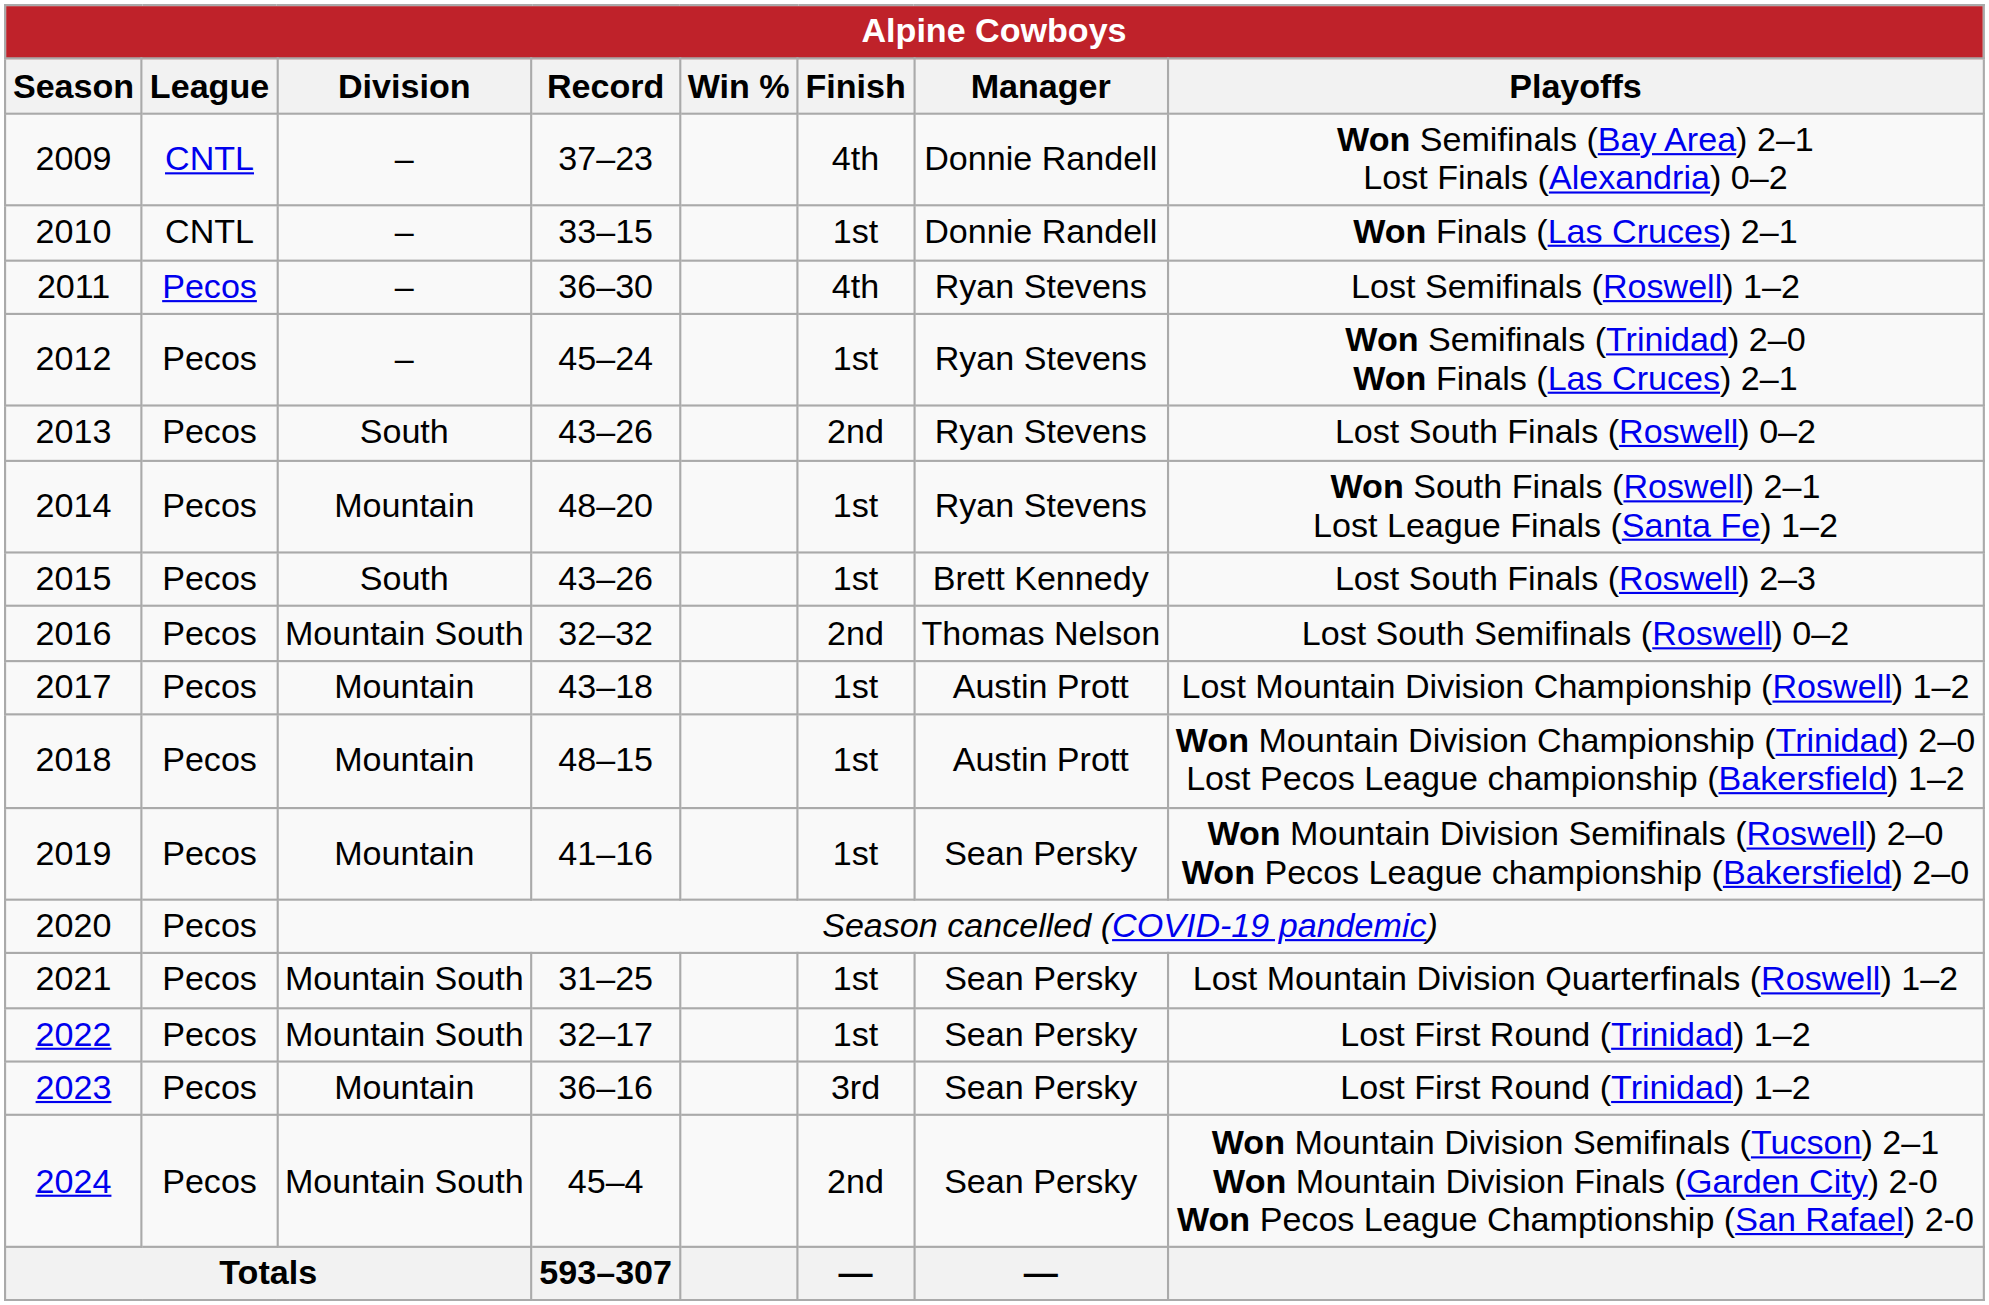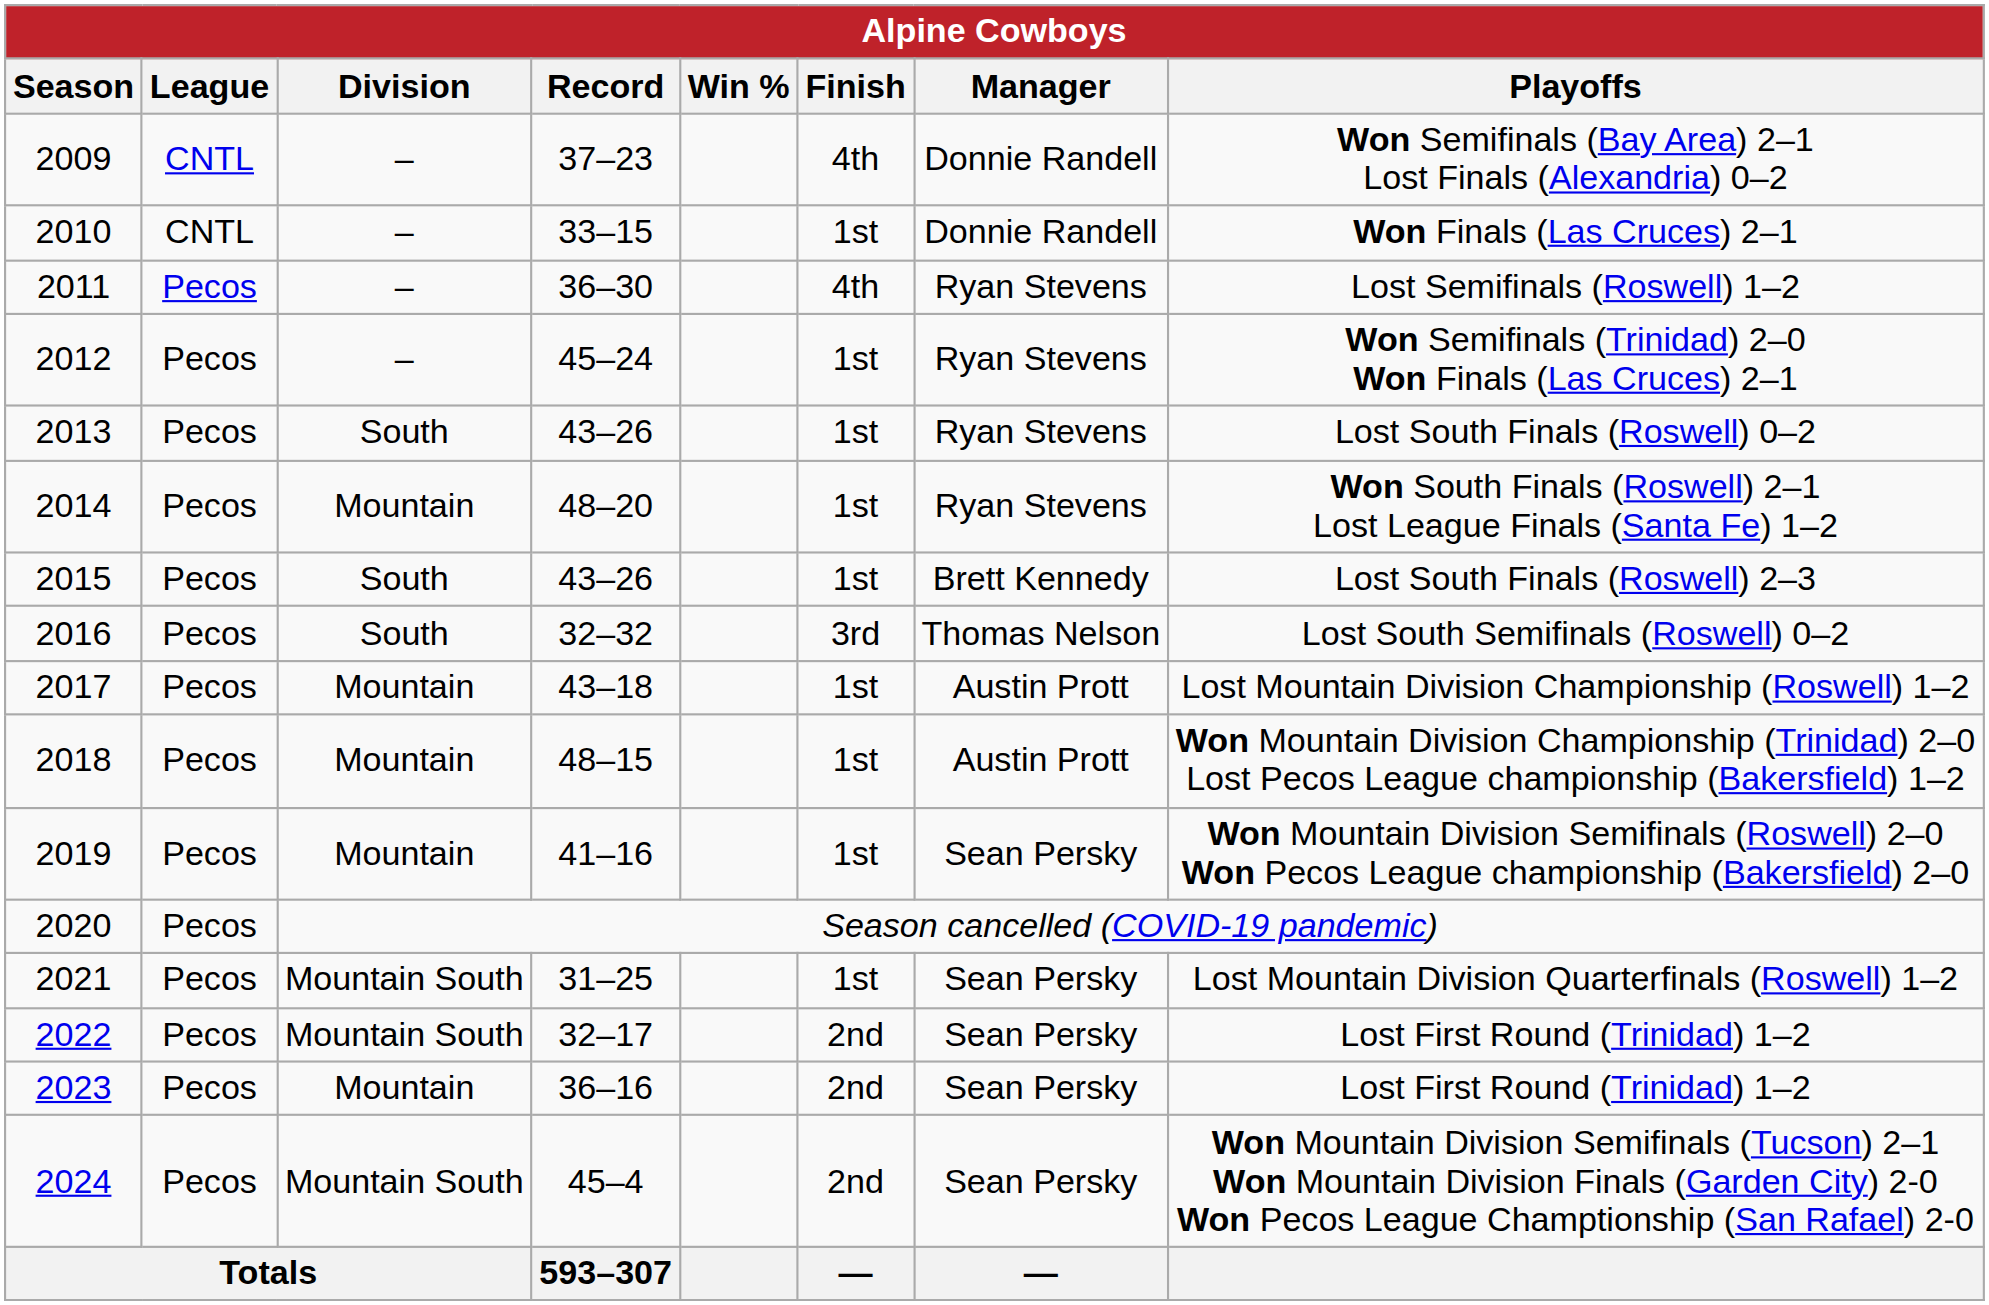(856, 432) 2nd -> (856, 432) 1st
(404, 632) Mountain South -> (404, 632) South
(856, 632) 2nd -> (856, 632) 3rd
(856, 1033) 1st -> (856, 1033) 2nd
(856, 1088) 3rd -> (856, 1088) 2nd
